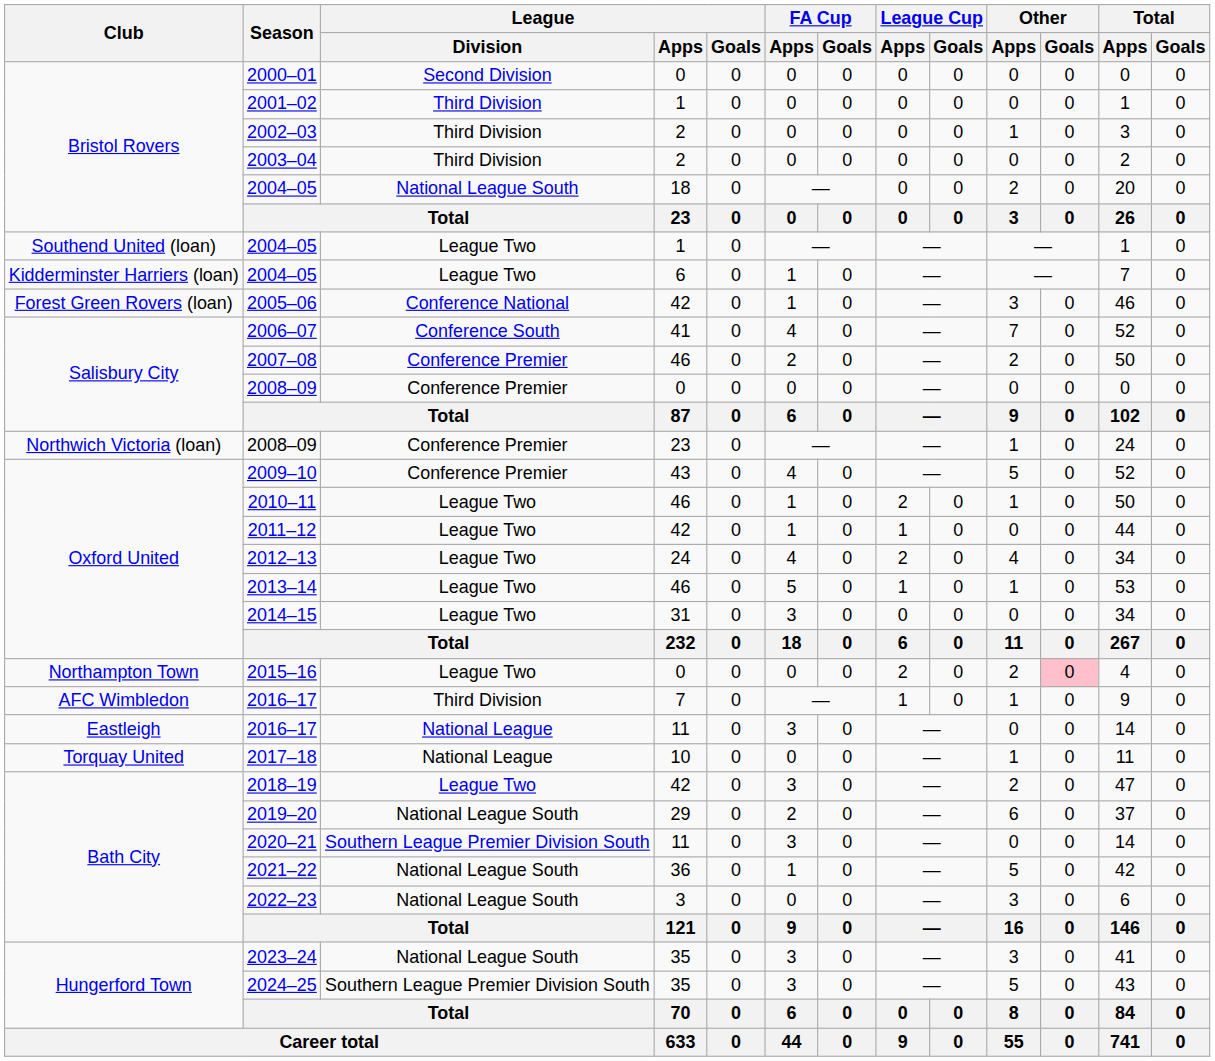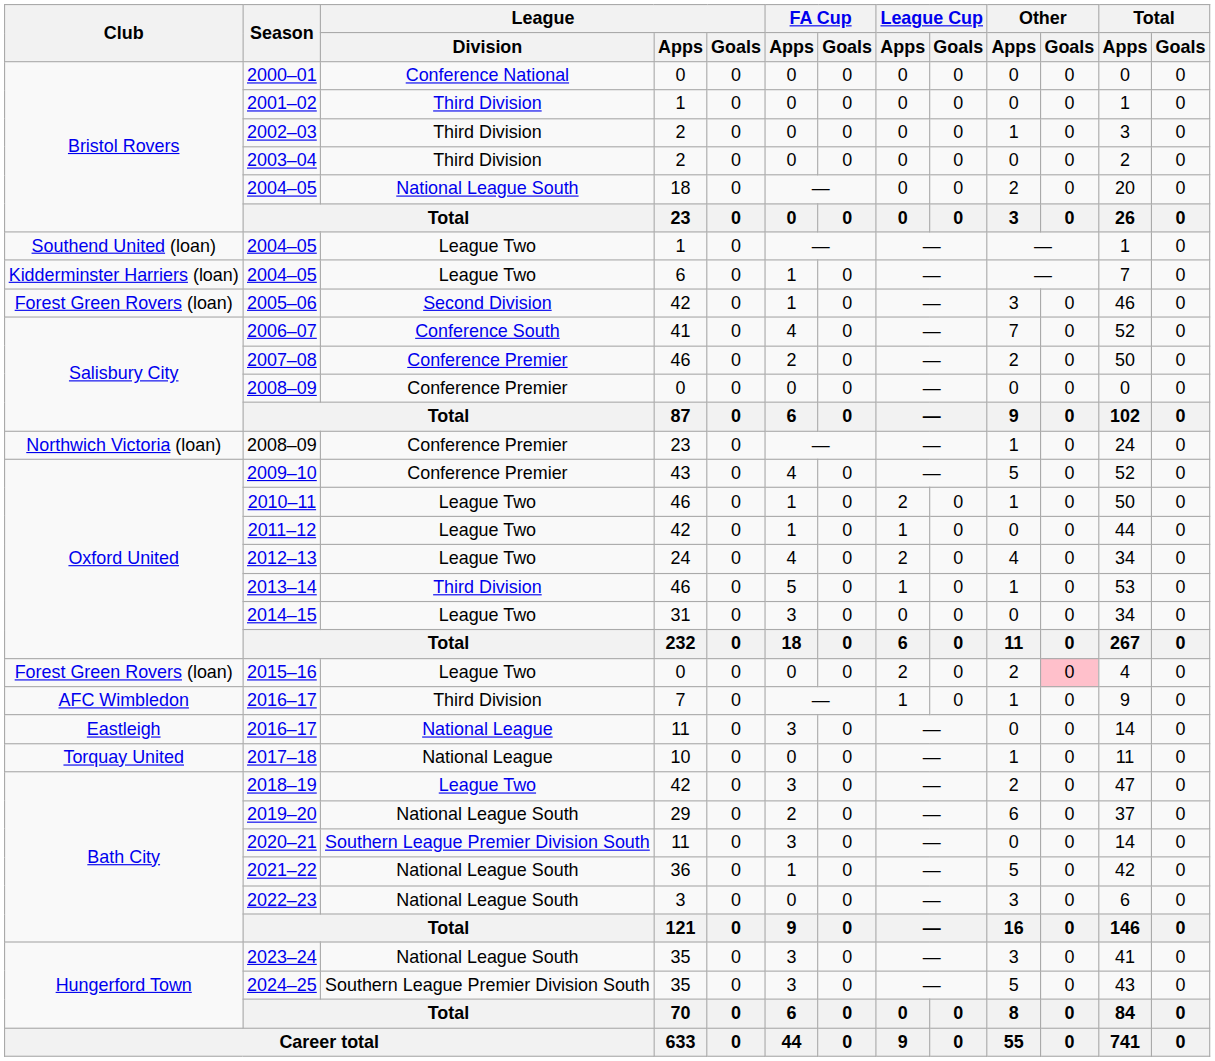(487, 75) Second Division -> (487, 75) Conference National
(487, 302) Conference National -> (487, 302) Second Division
(487, 587) League Two -> (487, 587) Third Division
(124, 672) Northampton Town -> (124, 672) Forest Green Rovers (loan)
